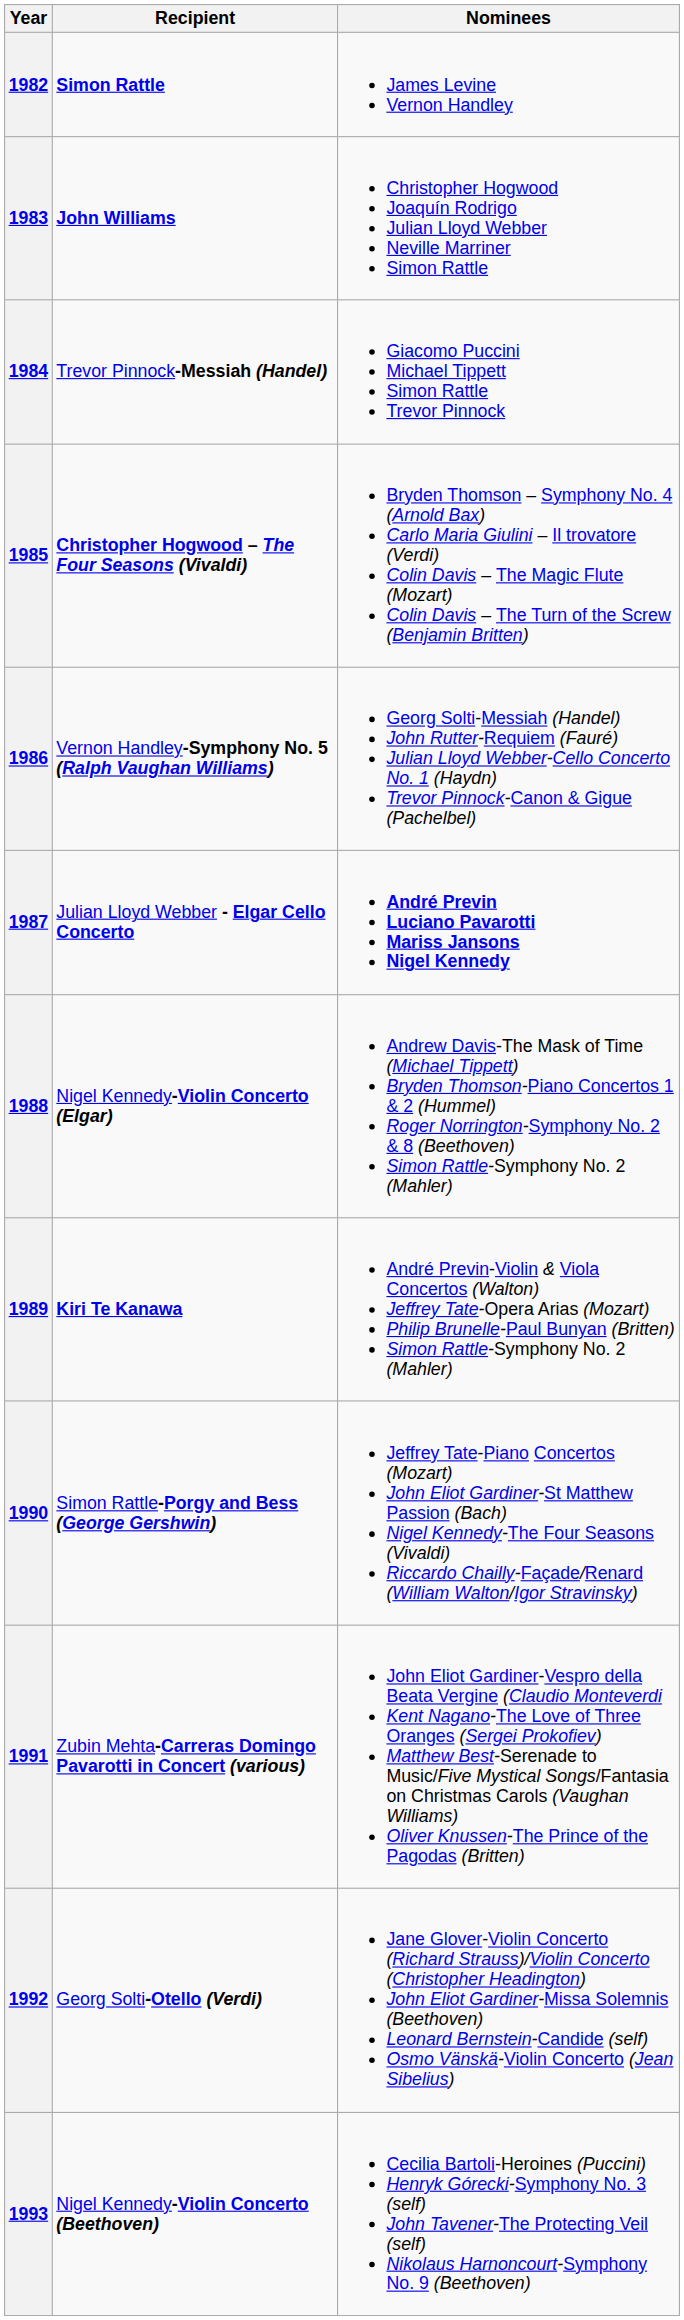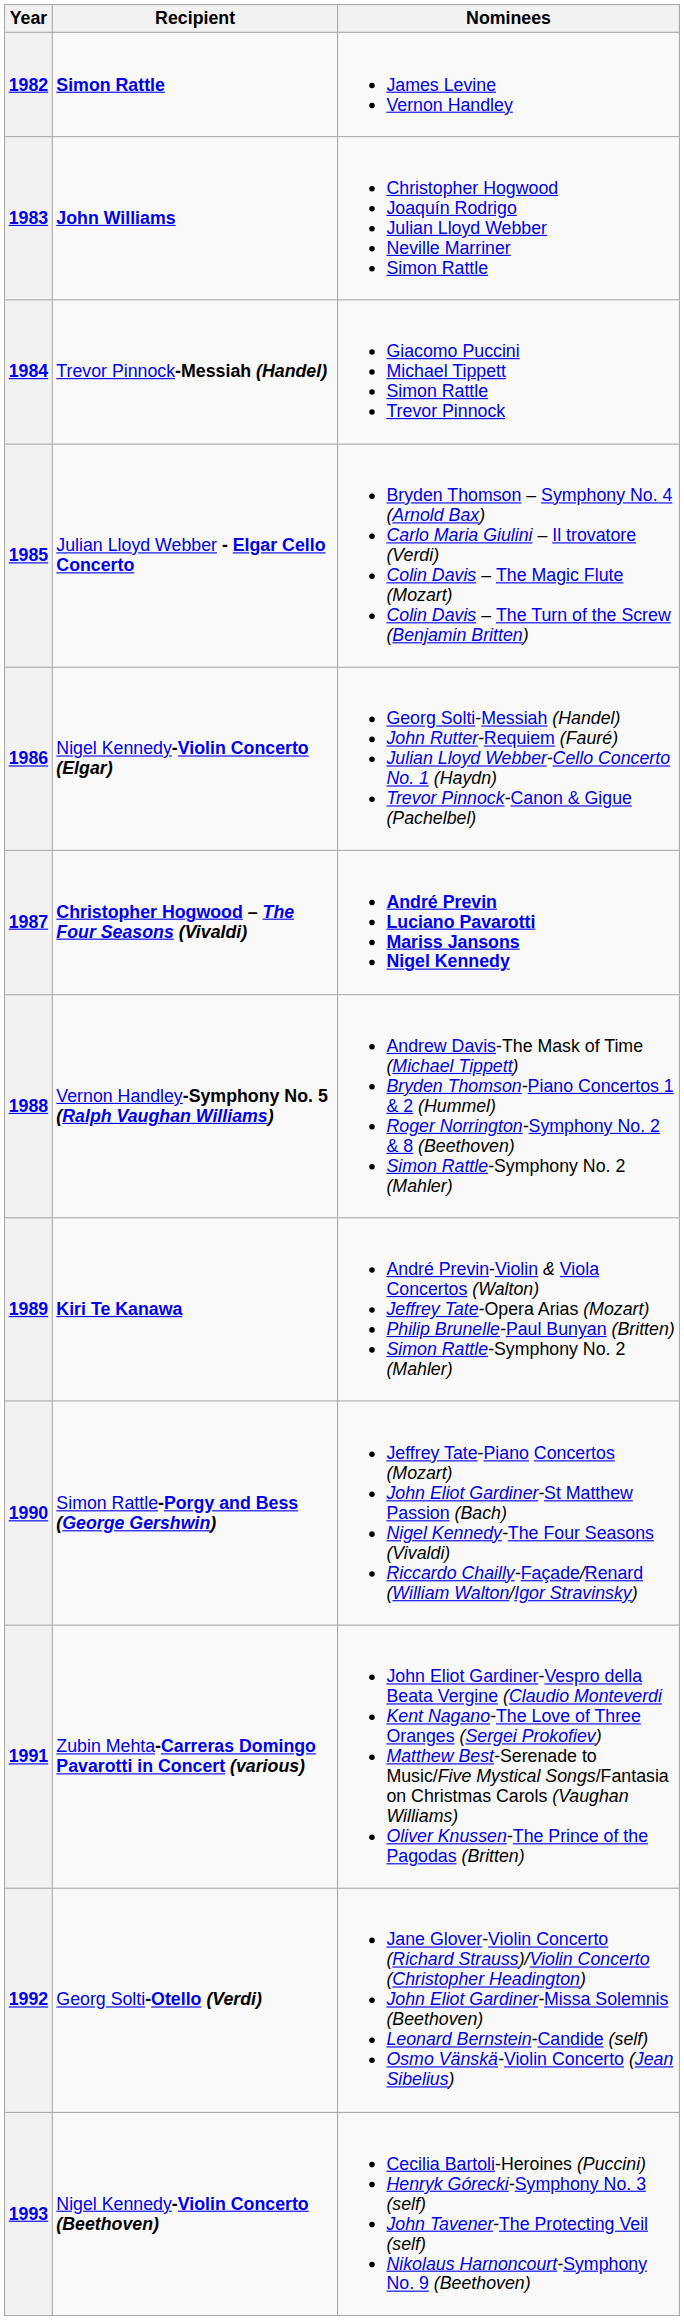(175, 555) Christopher Hogwood – The Four Seasons (Vivaldi) -> (191, 555) Julian Lloyd Webber - Elgar Cello Concerto
(192, 758) Vernon Handley-Symphony No. 5 (Ralph Vaughan Williams) -> (183, 758) Nigel Kennedy-Violin Concerto (Elgar)
(191, 922) Julian Lloyd Webber - Elgar Cello Concerto -> (175, 922) Christopher Hogwood – The Four Seasons (Vivaldi)
(183, 1105) Nigel Kennedy-Violin Concerto (Elgar) -> (192, 1105) Vernon Handley-Symphony No. 5 (Ralph Vaughan Williams)
